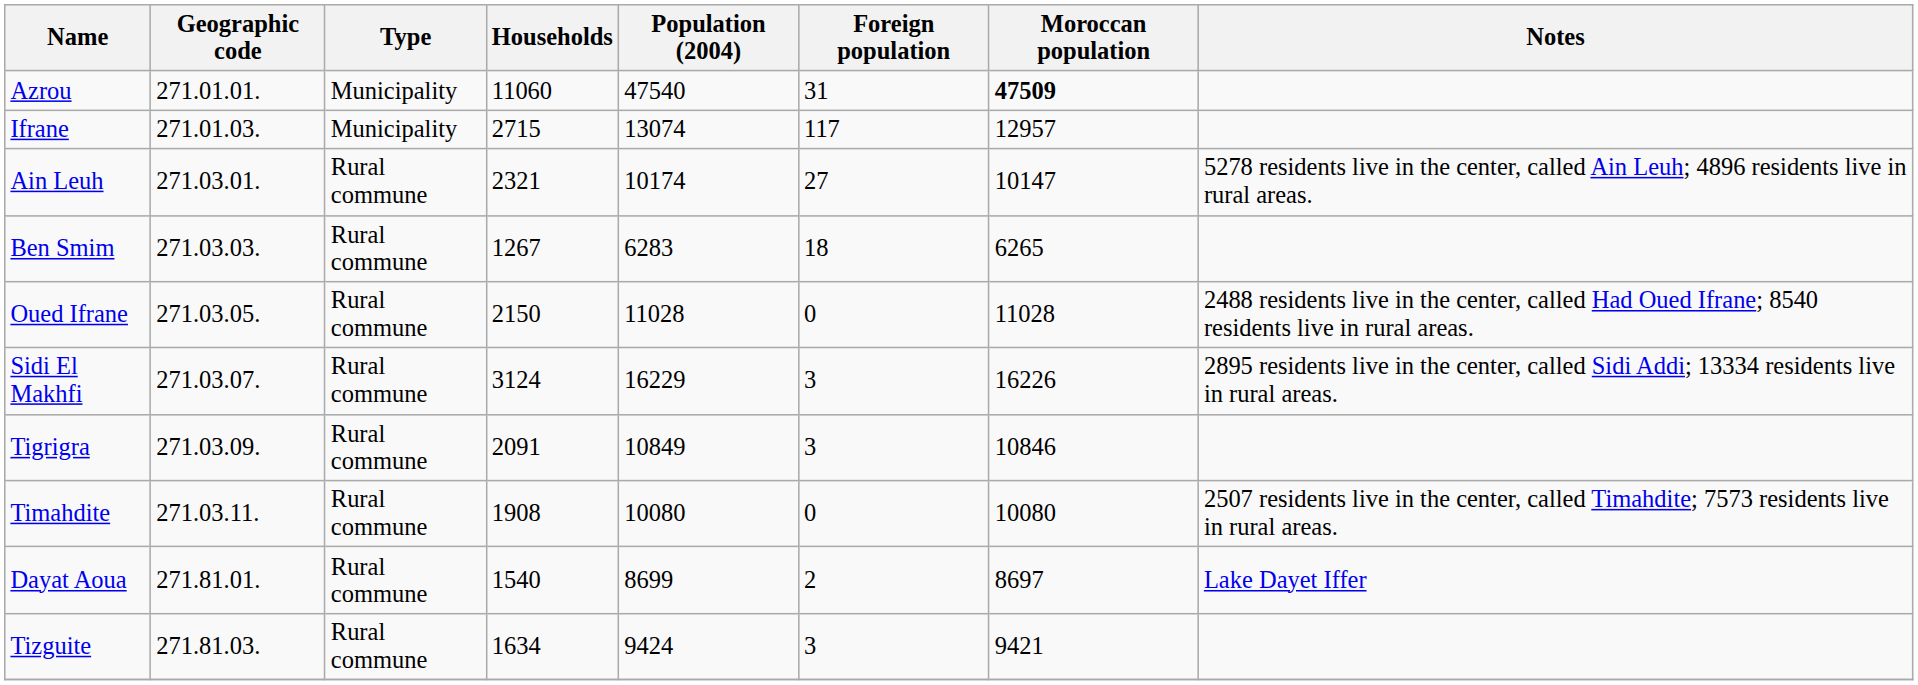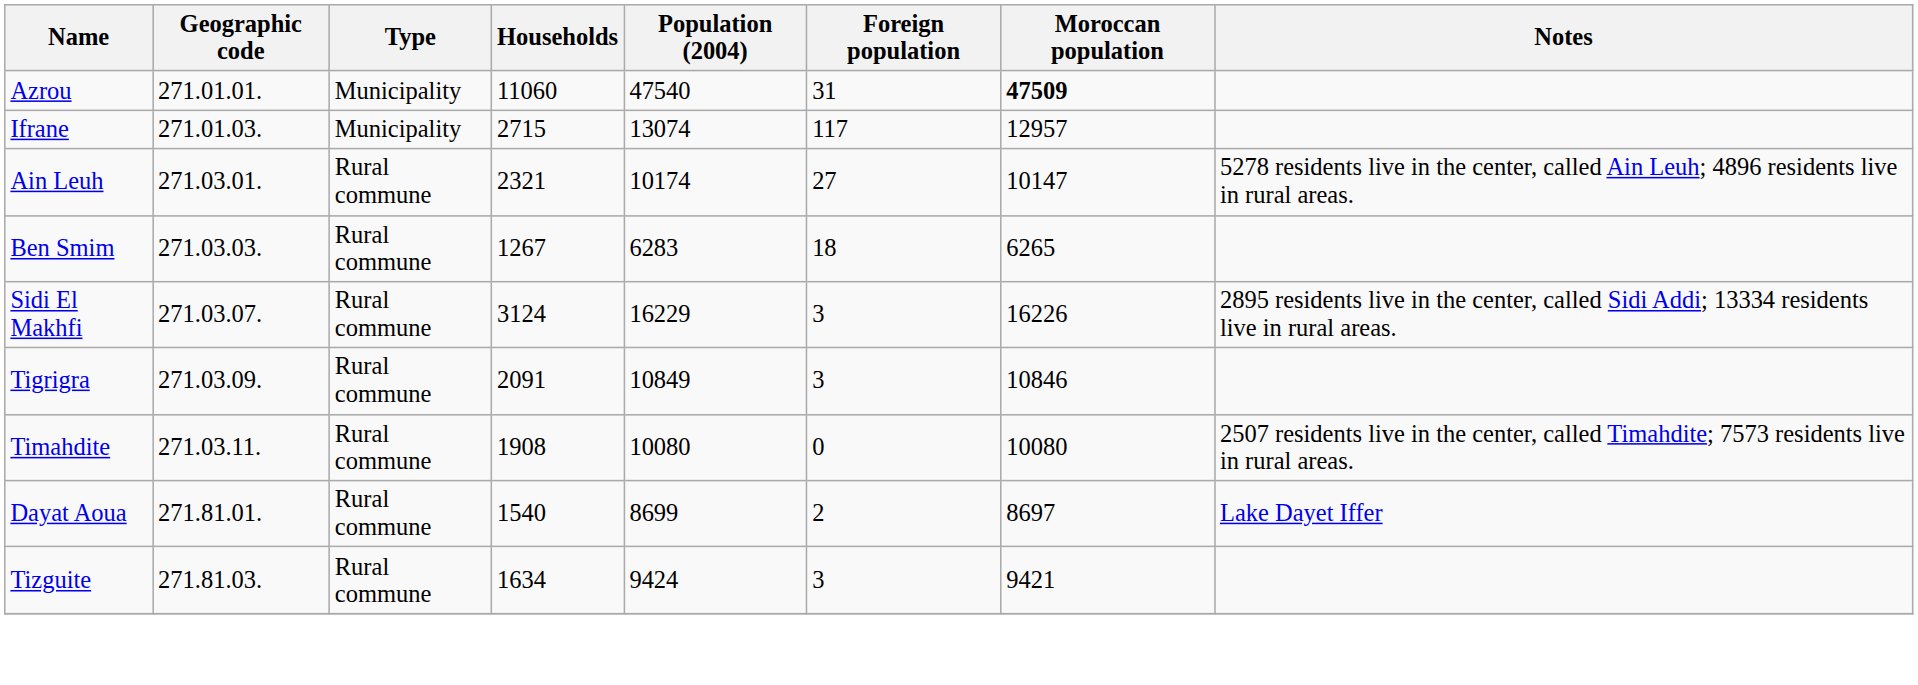- row: (69, 314)
